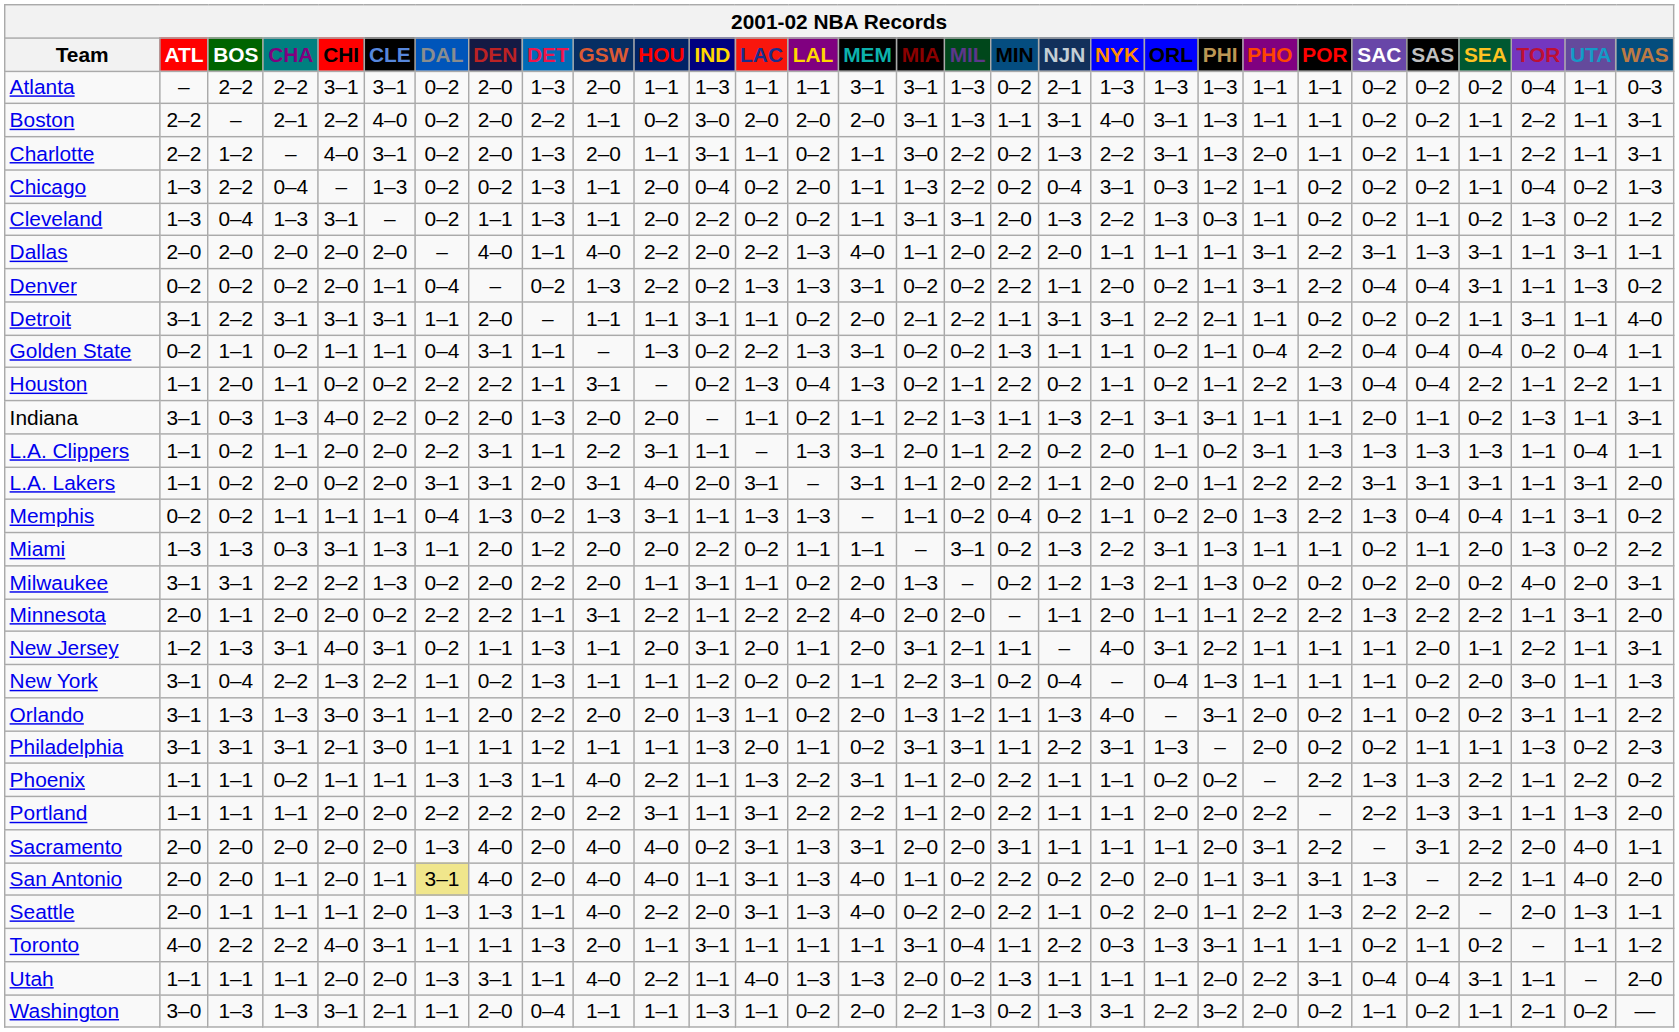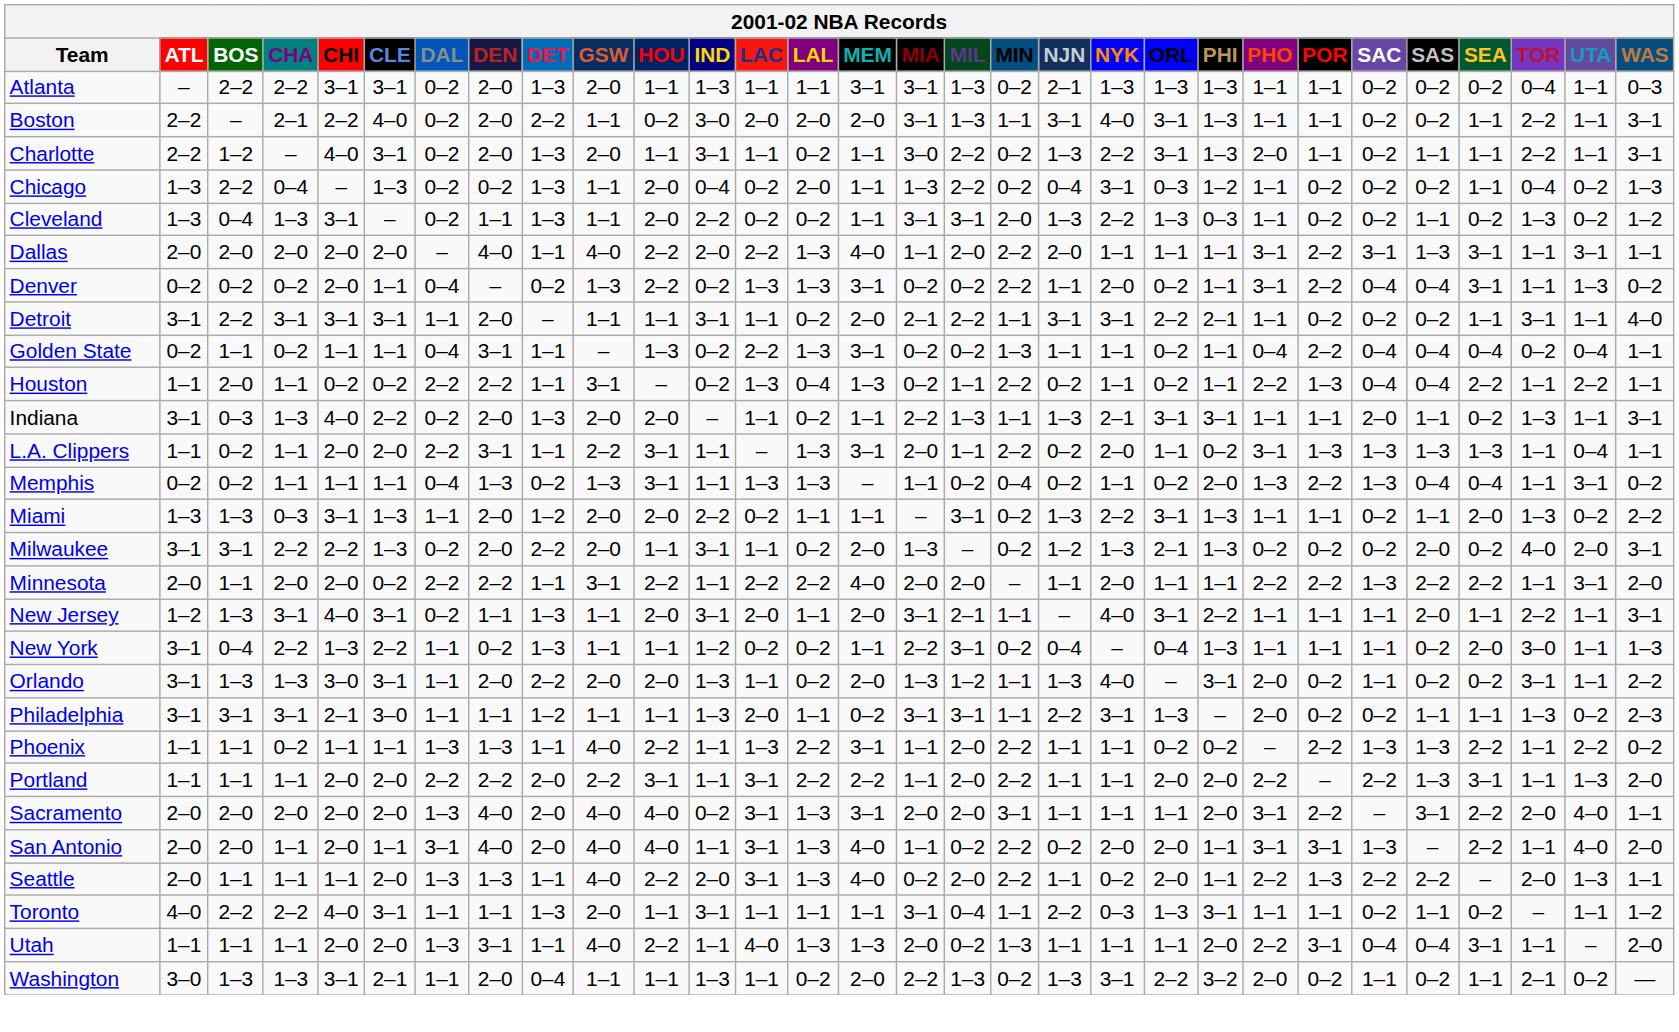- row: (62, 483)
(442, 879) khaki background -> (442, 846) no background
